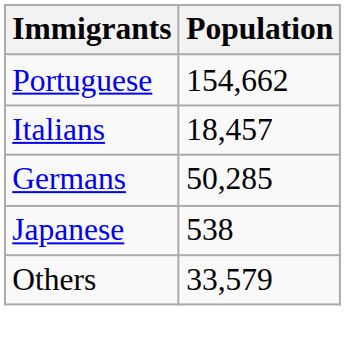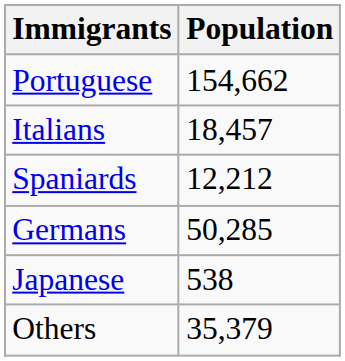+ row: (74, 179)
(229, 279) 33,579 -> (229, 329) 35,379
